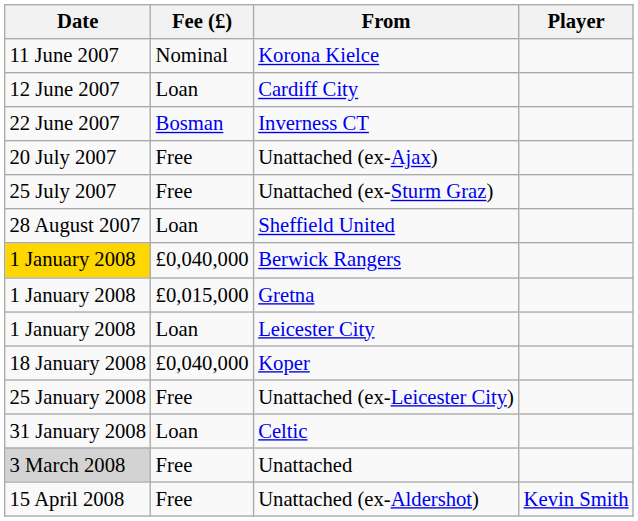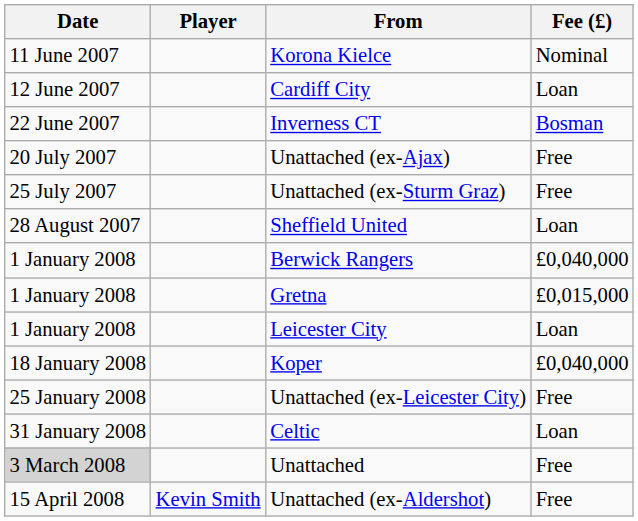columns swapped: (576, 21) <-> (202, 21)
(73, 260) gold background -> (73, 260) no background
